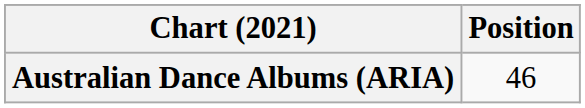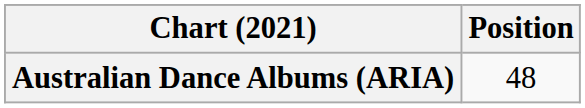(521, 77) 46 -> (521, 77) 48
